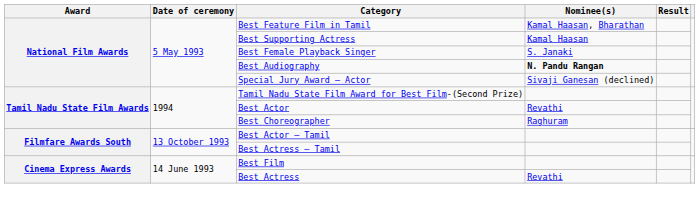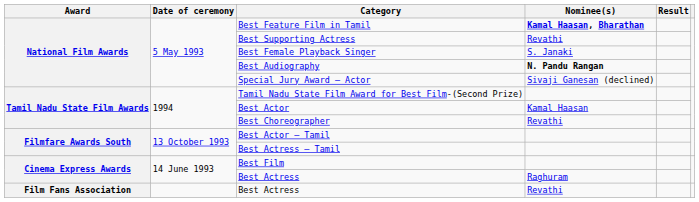(586, 25) normal -> (586, 25) bold
(558, 39) Kamal Haasan -> (545, 39) Revathi
(545, 108) Revathi -> (558, 108) Kamal Haasan
(548, 121) Raghuram -> (545, 121) Revathi
(545, 176) Revathi -> (548, 176) Raghuram
+ row: (78, 190)
